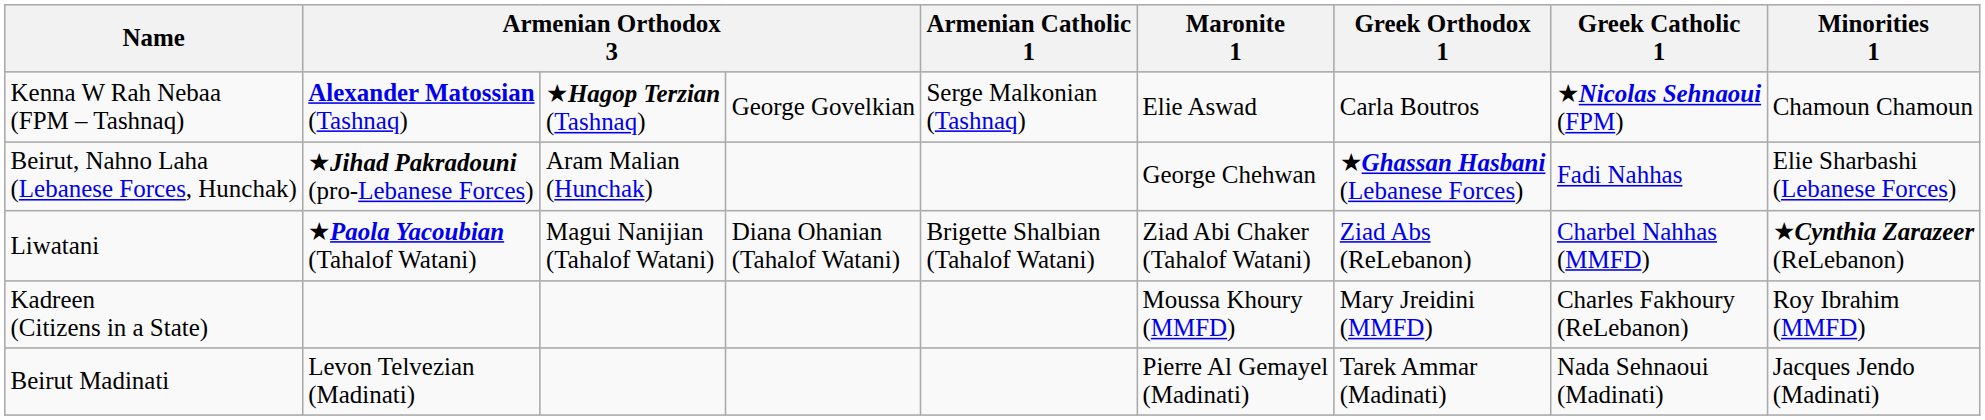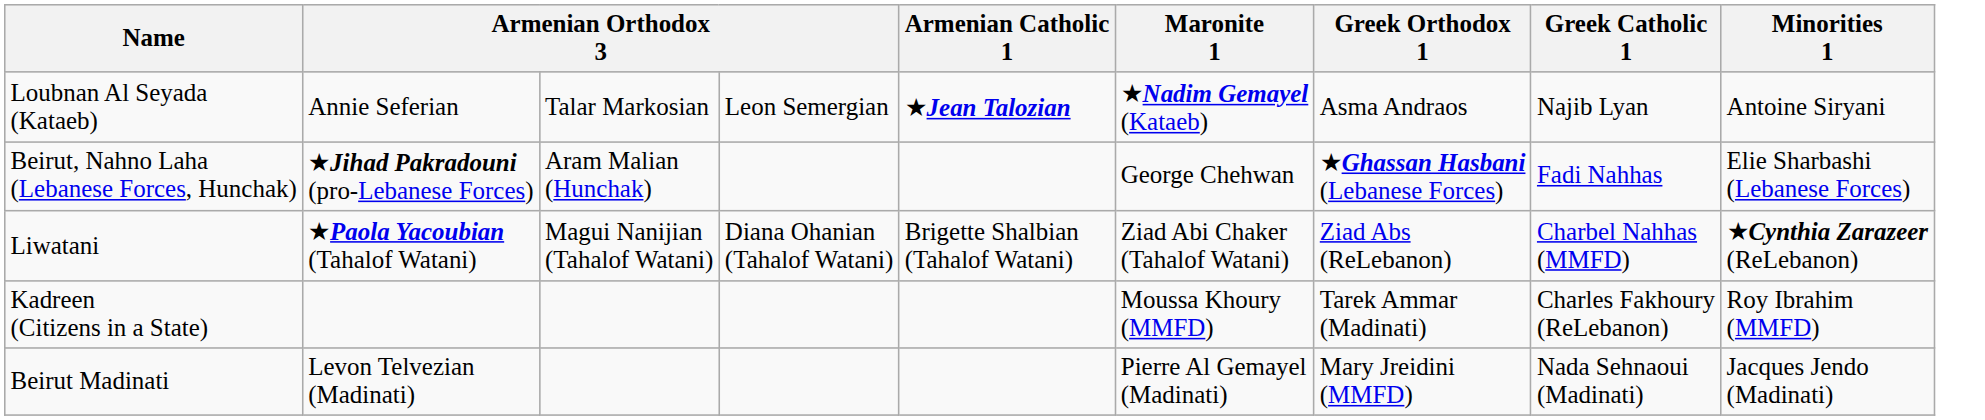+ row: (109, 106)
- row: (116, 106)
(1407, 313) Mary Jreidini (MMFD) -> (1389, 313) Tarek Ammar (Madinati)
(1409, 381) Tarek Ammar (Madinati) -> (1387, 381) Mary Jreidini (MMFD)
